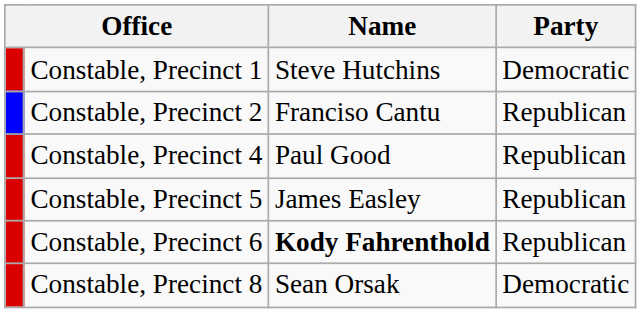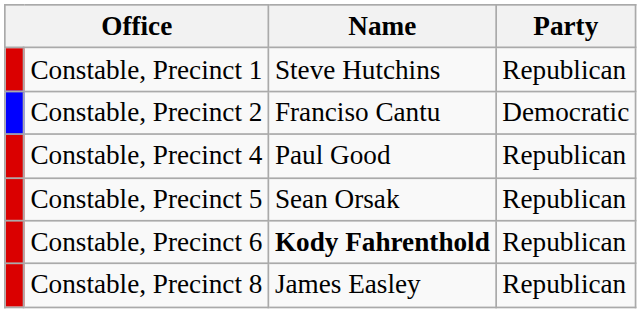(566, 69) Democratic -> (564, 69) Republican
(564, 112) Republican -> (566, 112) Democratic
(348, 198) James Easley -> (337, 198) Sean Orsak
(337, 284) Sean Orsak -> (348, 284) James Easley
(566, 284) Democratic -> (564, 284) Republican
